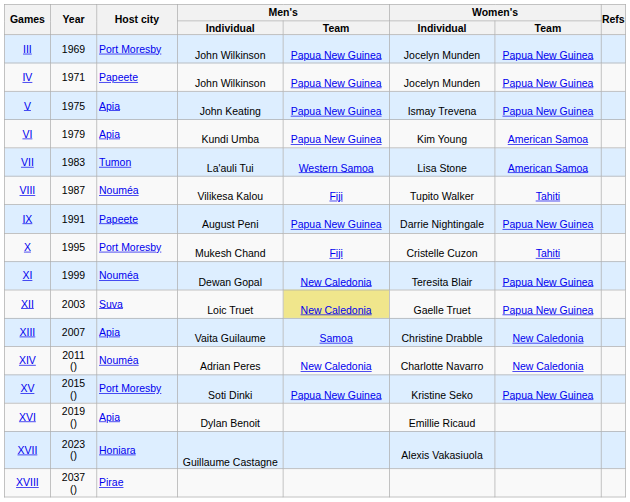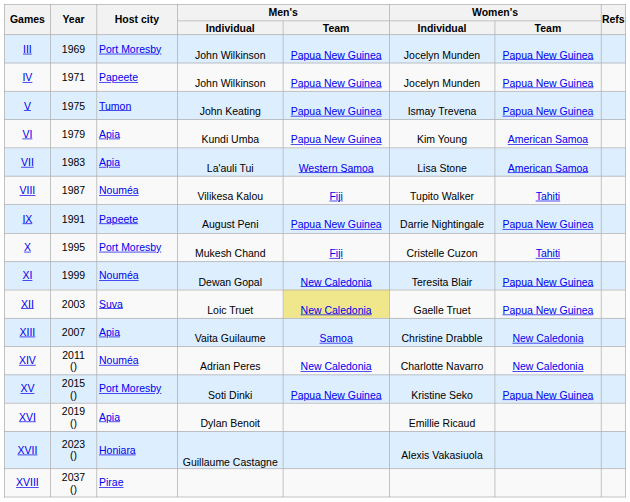(109, 106) Apia -> (115, 106) Tumon
(115, 162) Tumon -> (109, 162) Apia
